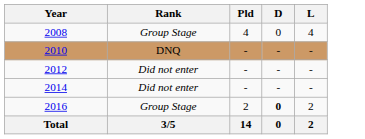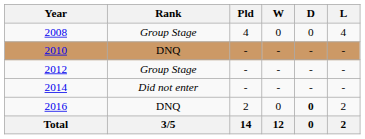+ column: (278, 14)
(168, 69) Did not enter -> (168, 69) Group Stage
(168, 106) Group Stage -> (168, 106) DNQ
